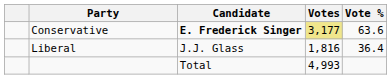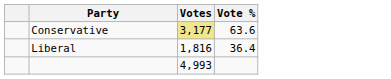- column: (241, 13)
